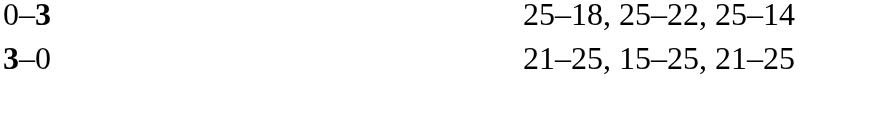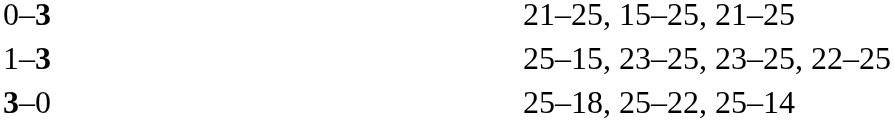(659, 14) 25–18, 25–22, 25–14 -> (659, 14) 21–25, 15–25, 21–25
+ row: (27, 58)
(659, 58) 21–25, 15–25, 21–25 -> (659, 102) 25–18, 25–22, 25–14
